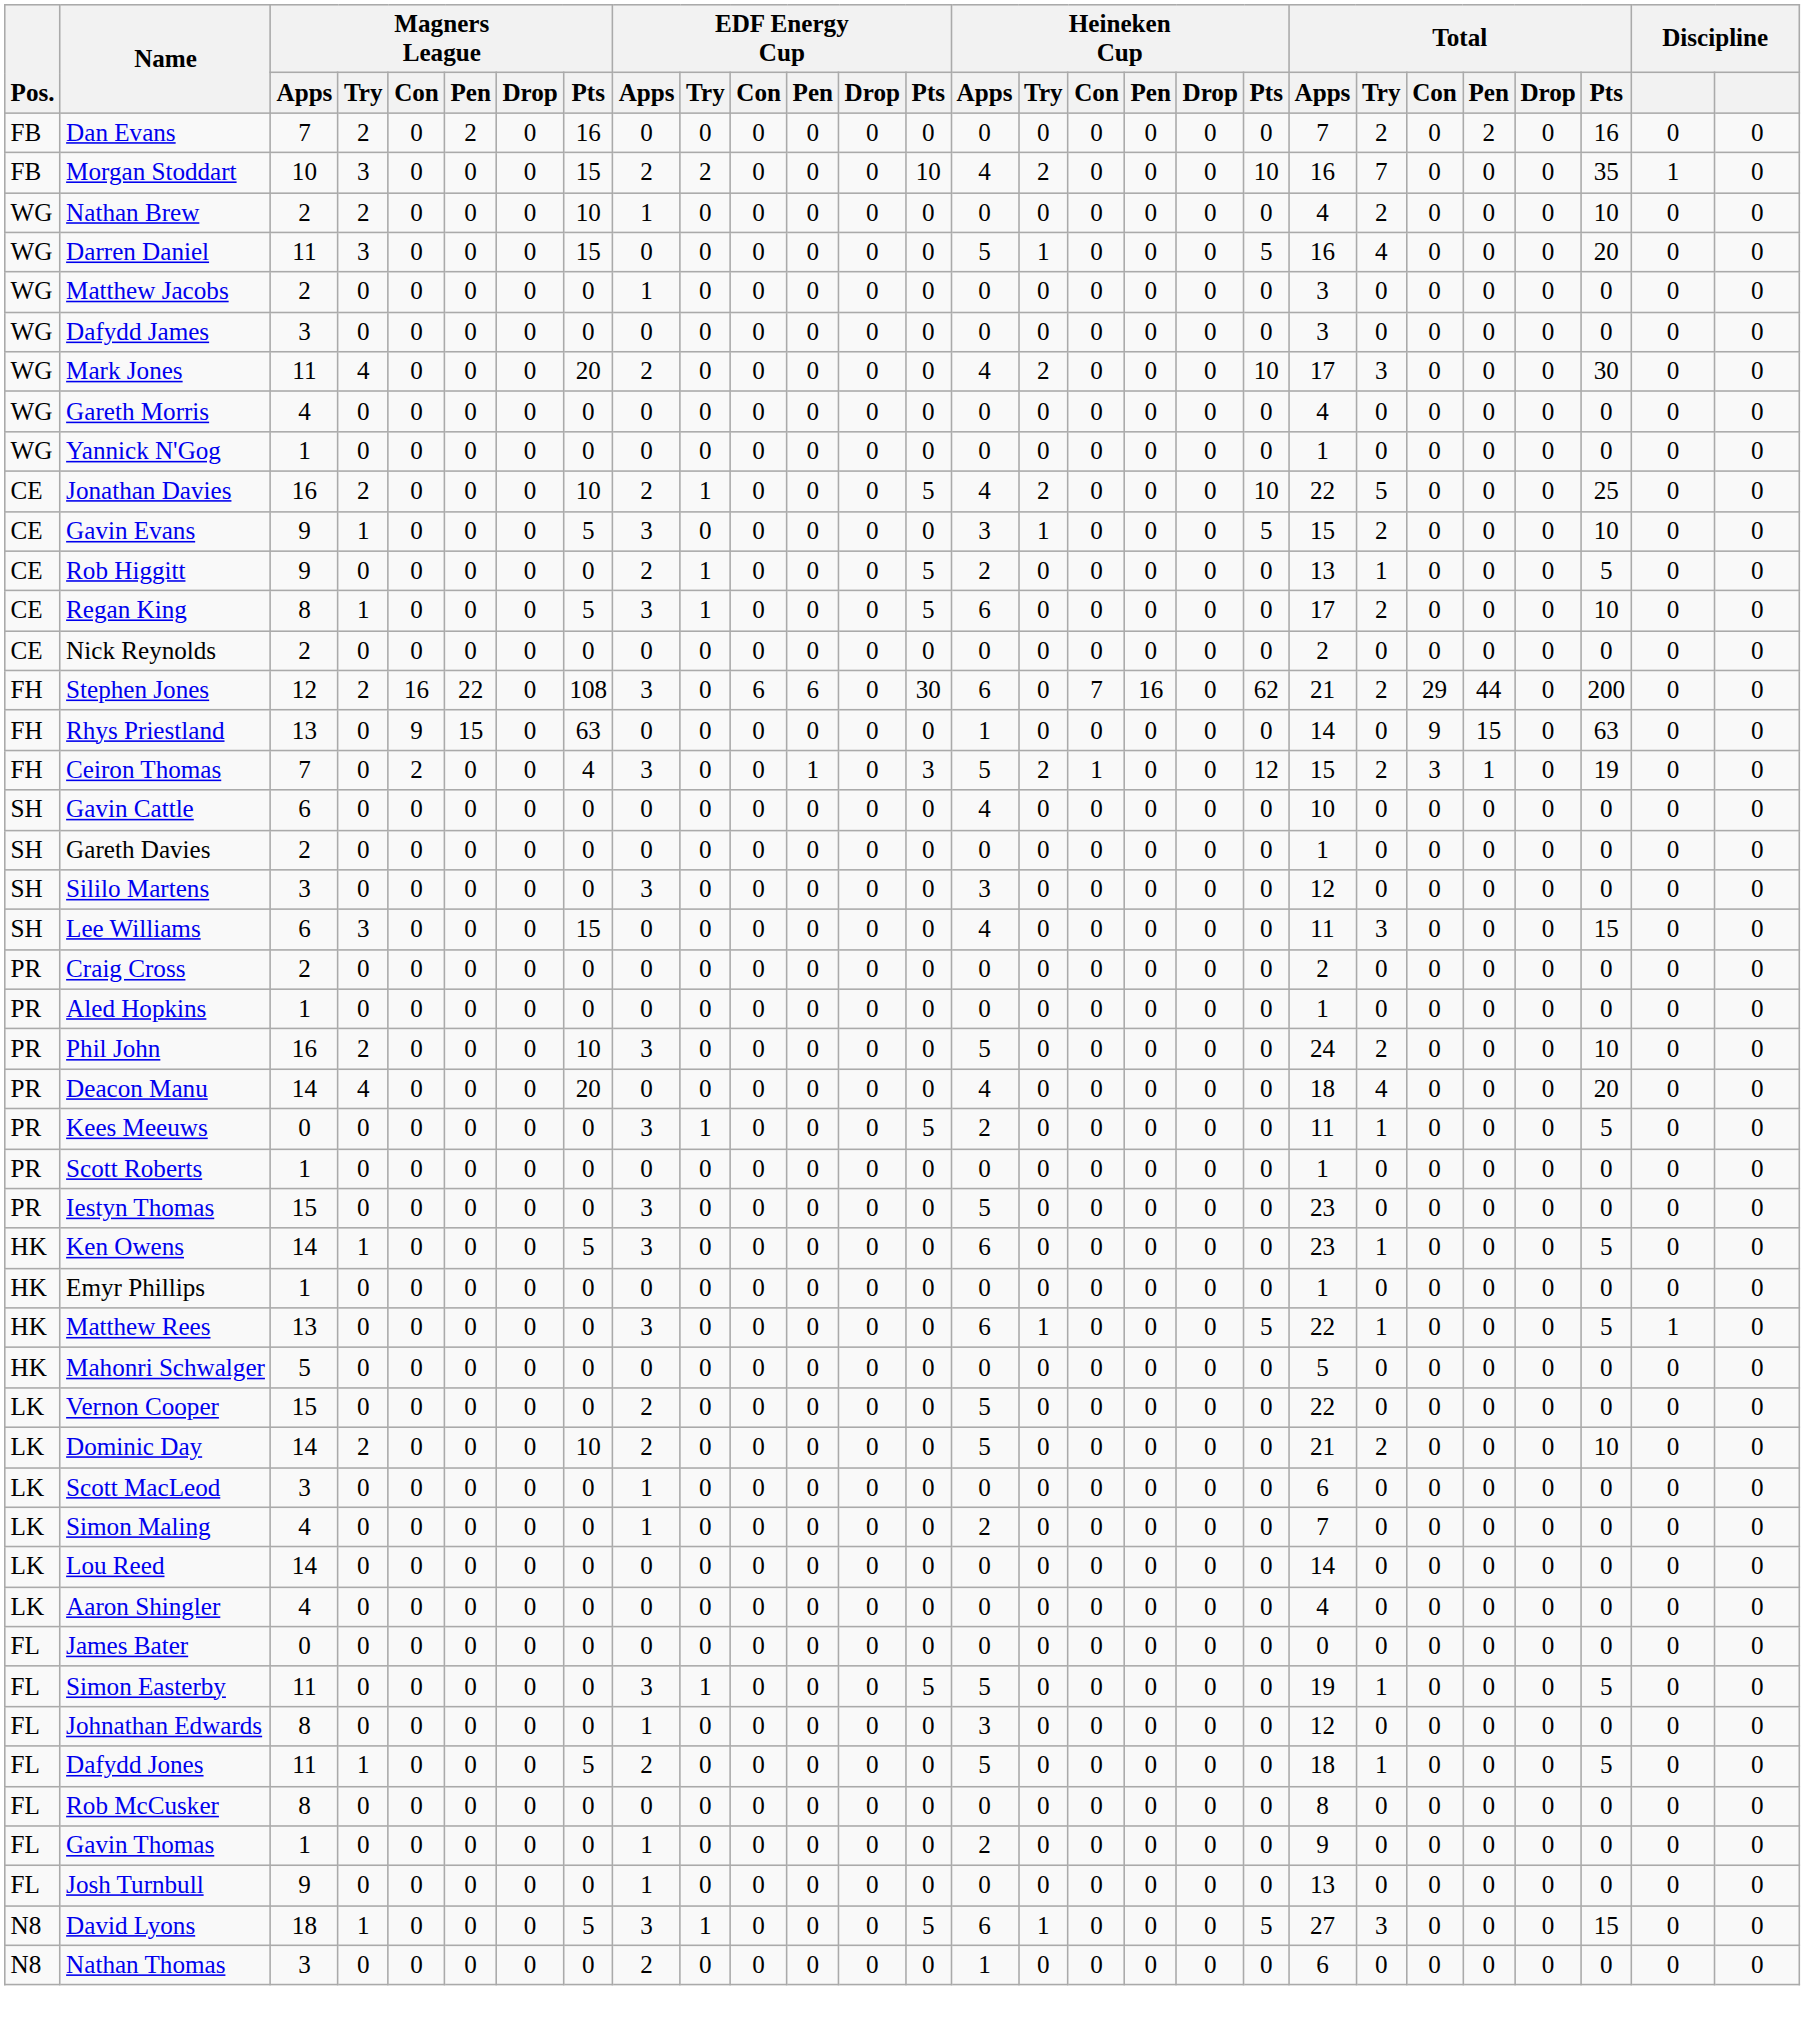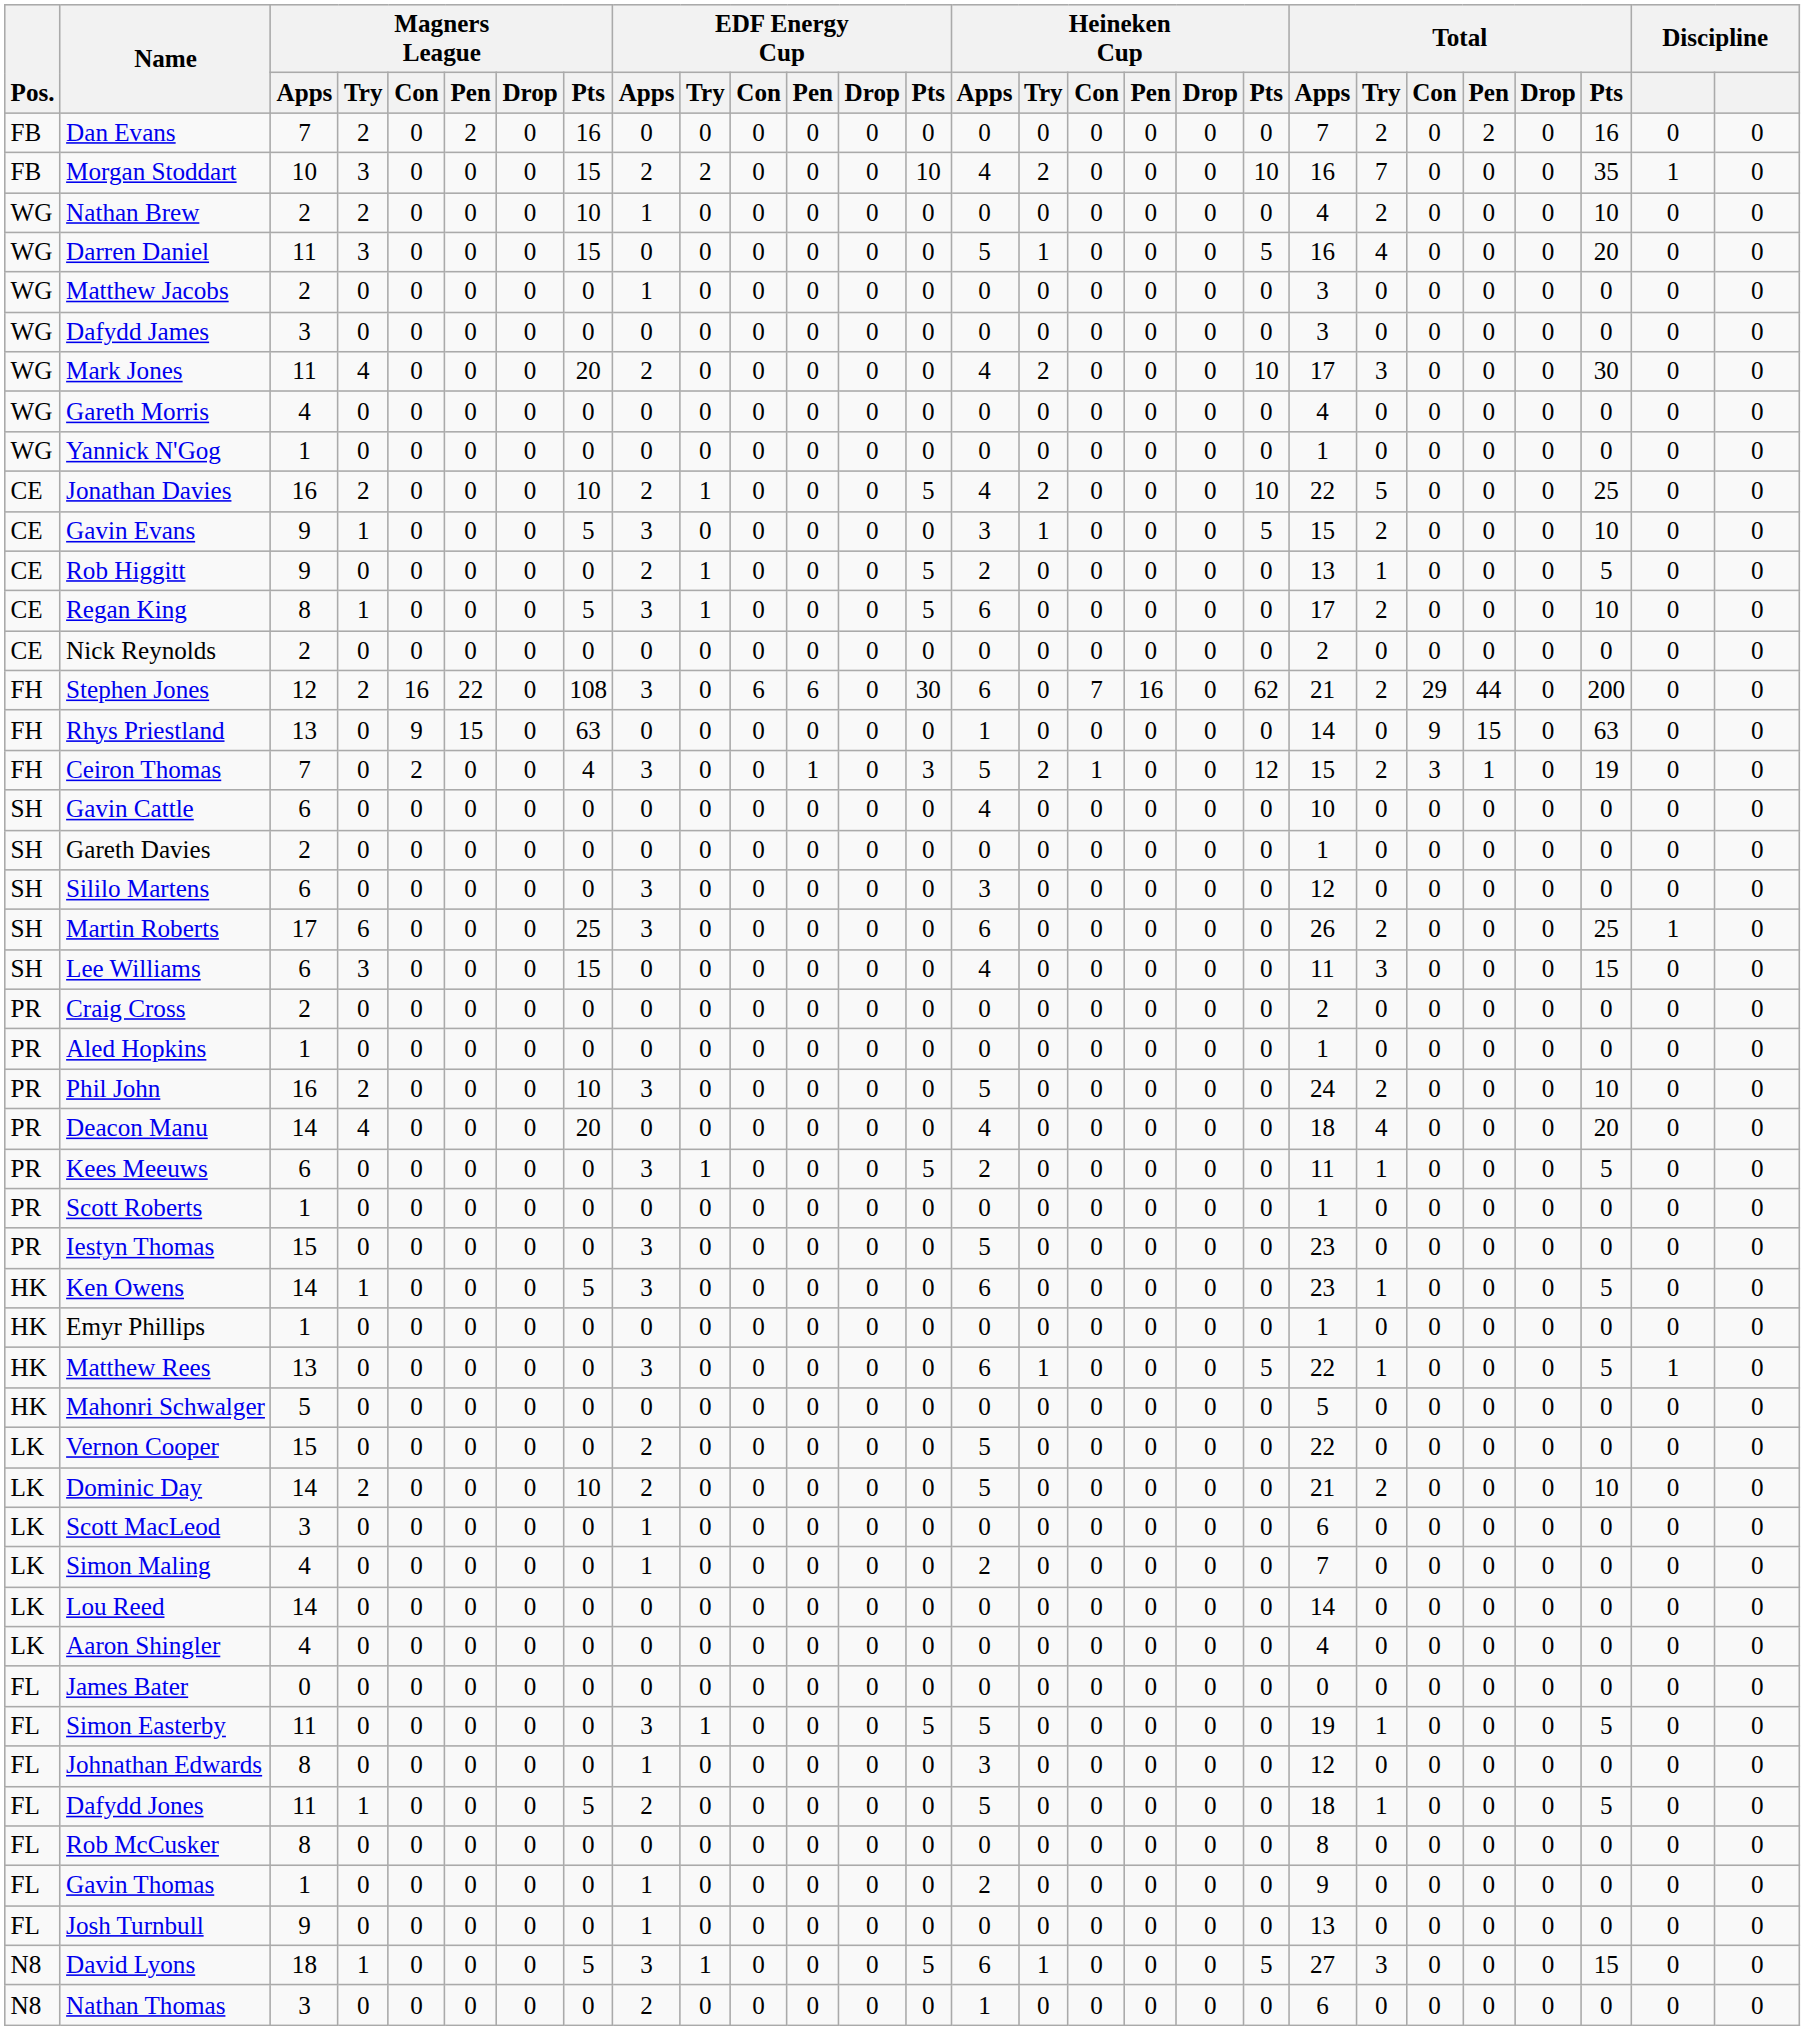(304, 889) 3 -> (304, 889) 6
+ row: (143, 929)
(304, 1128) 0 -> (304, 1168) 6
